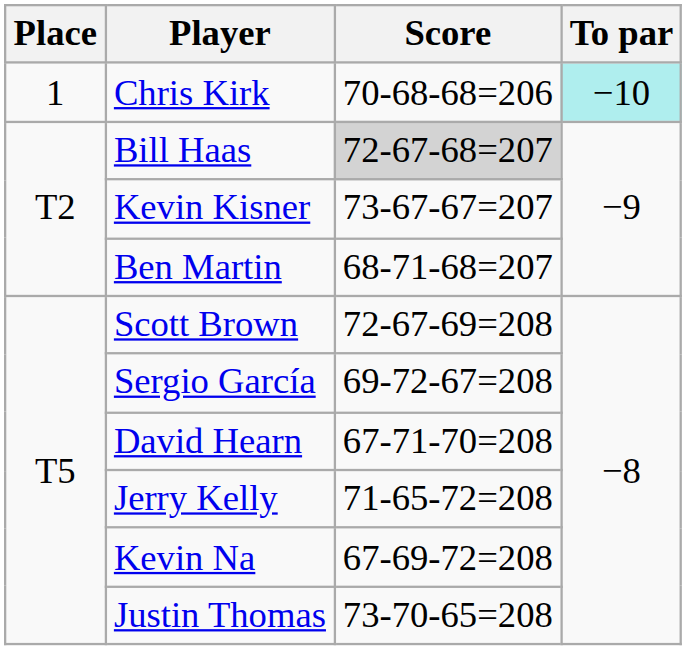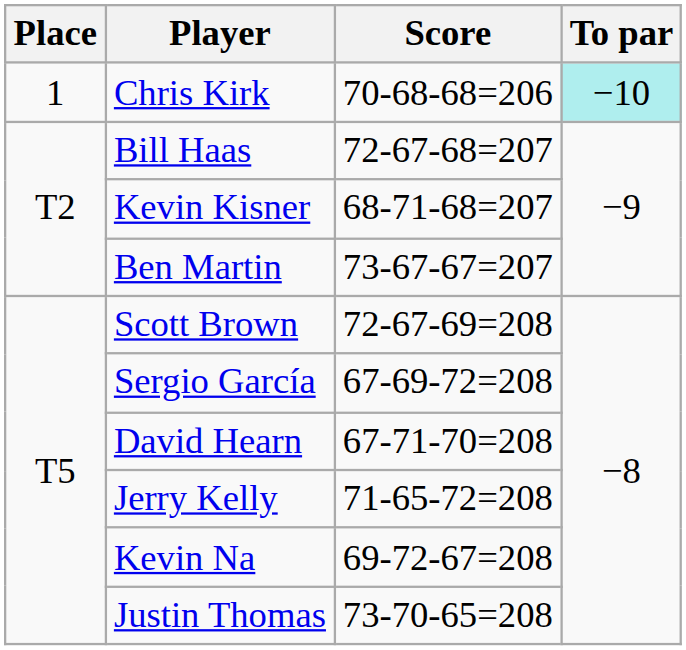(448, 149) lightgrey background -> (448, 149) no background
(448, 207) 73-67-67=207 -> (448, 207) 68-71-68=207
(448, 265) 68-71-68=207 -> (448, 265) 73-67-67=207
(448, 382) 69-72-67=208 -> (448, 382) 67-69-72=208
(448, 556) 67-69-72=208 -> (448, 556) 69-72-67=208
